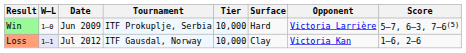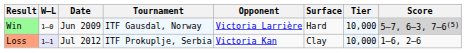columns swapped: (231, 11) <-> (333, 11)
(158, 26) ITF Prokuplje, Serbia -> (153, 26) ITF Gausdal, Norway
(420, 26) no background -> (420, 26) lightgrey background
(153, 41) ITF Gausdal, Norway -> (158, 41) ITF Prokuplje, Serbia
